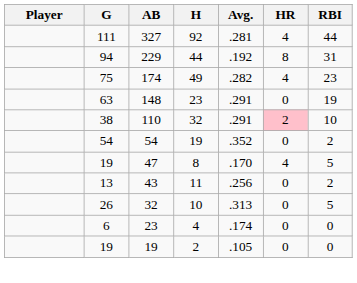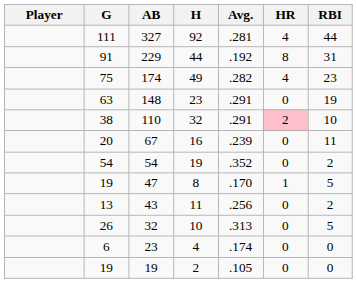(106, 57) 94 -> (106, 57) 91
+ row: (151, 141)
(285, 162) 4 -> (285, 183) 1
